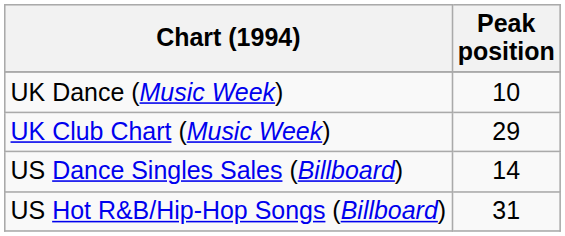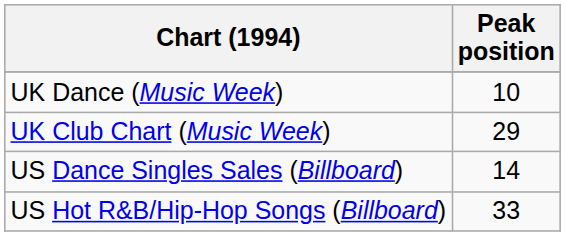(506, 210) 31 -> (506, 210) 33
